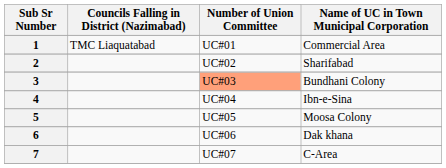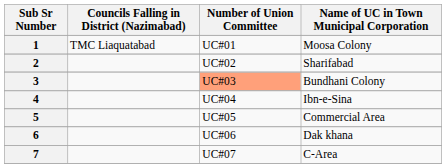(344, 44) Commercial Area -> (337, 44) Moosa Colony
(337, 117) Moosa Colony -> (344, 117) Commercial Area
